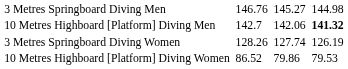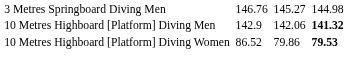(249, 25) 142.7 -> (249, 25) 142.9
- row: (92, 42)
(325, 58) normal -> (325, 42) bold
